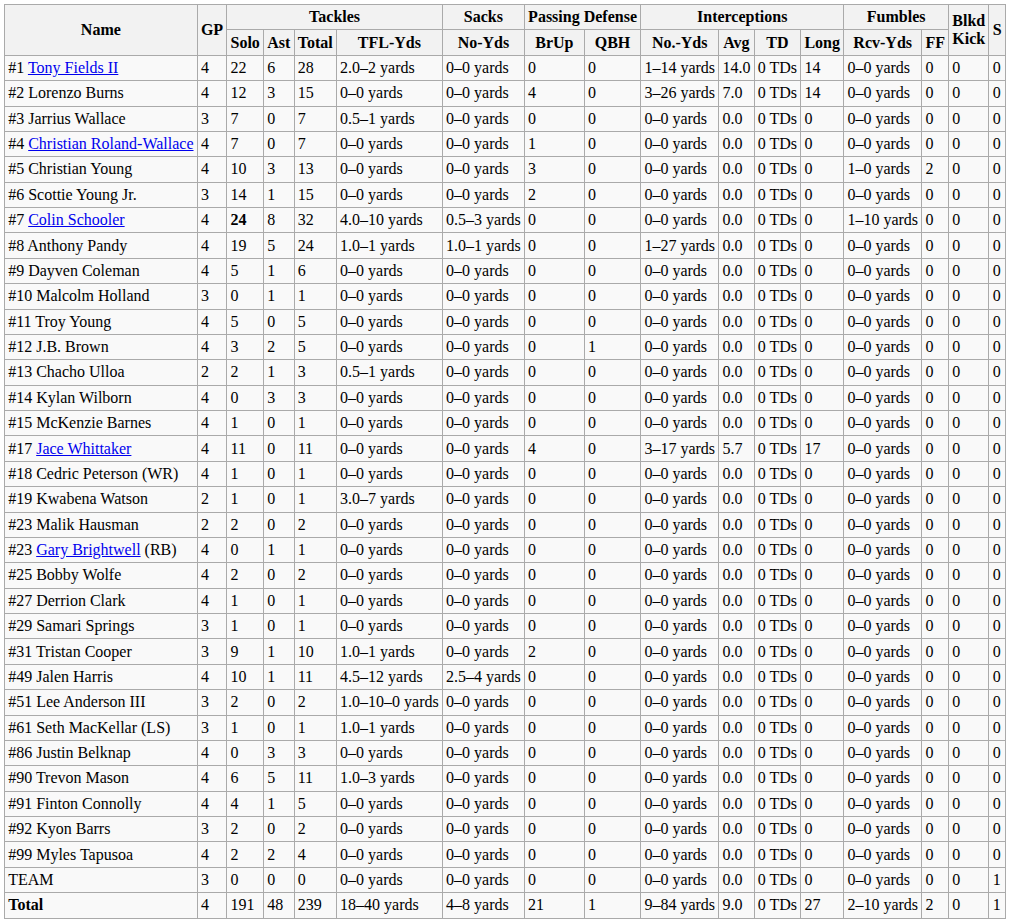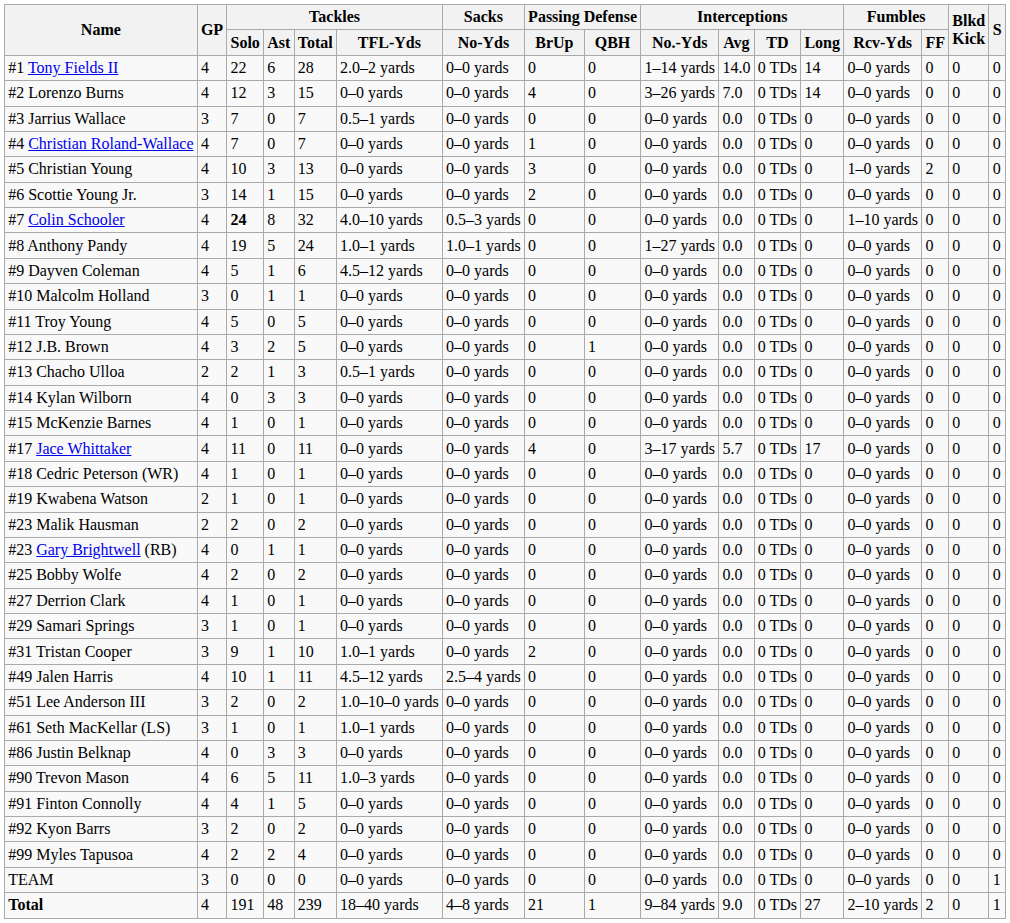(371, 270) 0–0 yards -> (381, 270) 4.5–12 yards
(377, 499) 3.0–7 yards -> (371, 499) 0–0 yards
